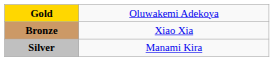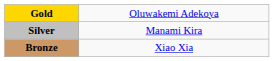rows swapped: (42, 47) <-> (42, 30)
